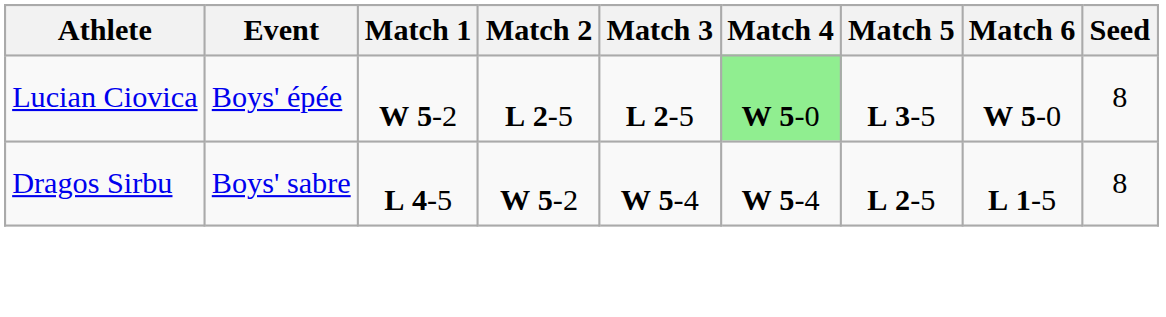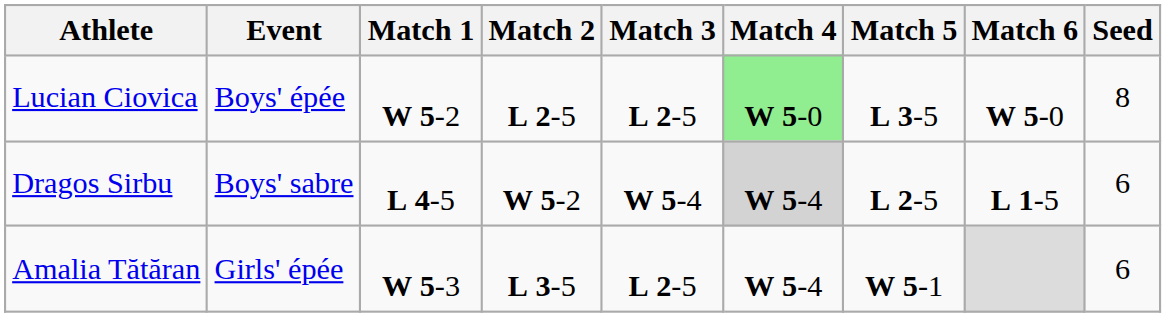(781, 200) no background -> (783, 200) lightgrey background
(1120, 183) 8 -> (1123, 183) 6
+ row: (106, 268)
